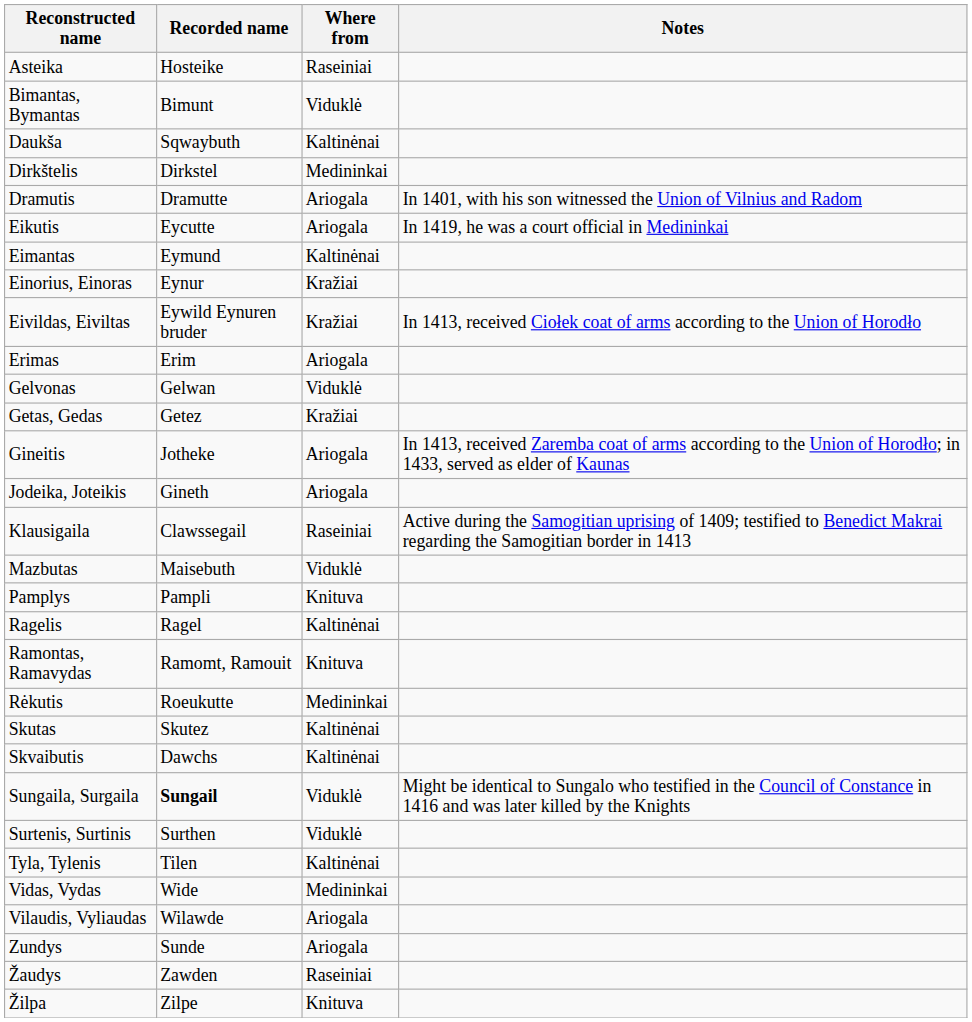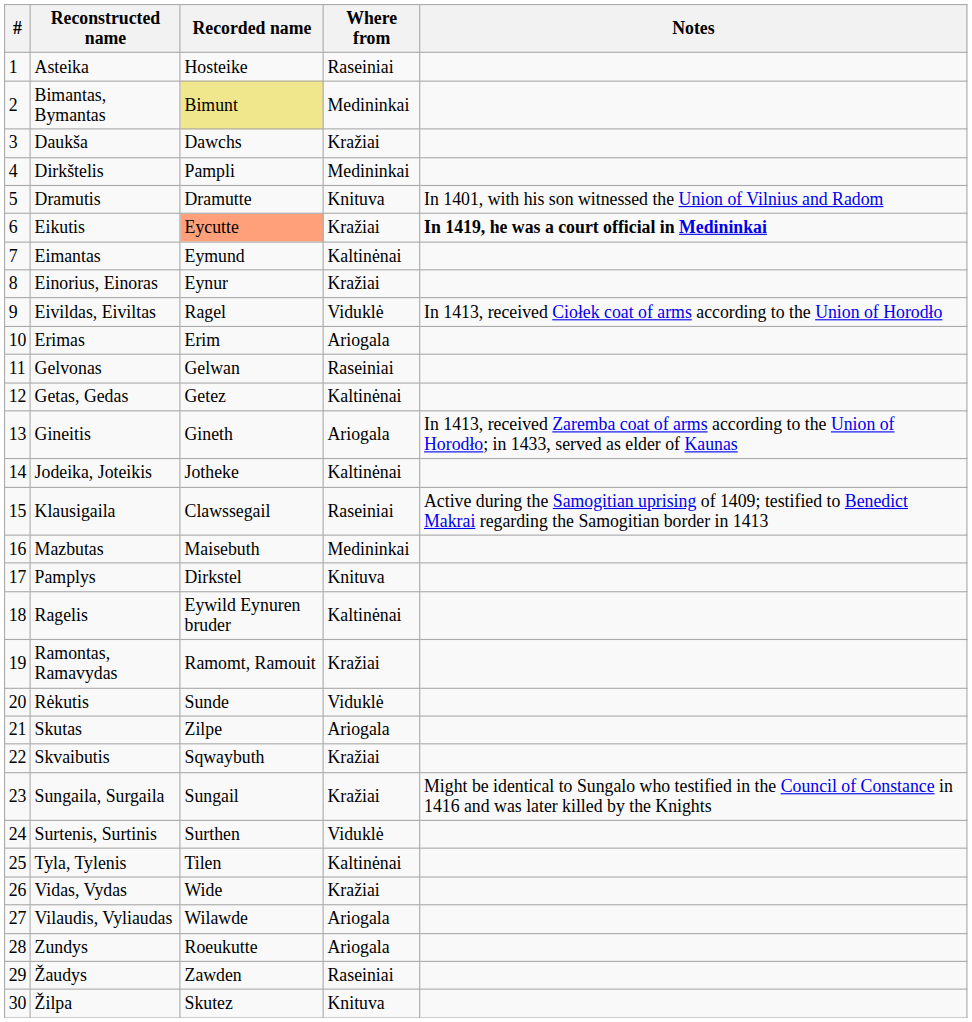+ column: (18, 28)
(187, 104) no background -> (211, 104) khaki background
(334, 104) Viduklė -> (368, 104) Medininkai
(200, 143) Sqwaybuth -> (213, 143) Dawchs
(343, 143) Kaltinėnai -> (354, 143) Kražiai
(189, 171) Dirkstel -> (210, 171) Pampli
(337, 199) Ariogala -> (356, 199) Knituva
(187, 227) no background -> (212, 227) lightsalmon background
(337, 227) Ariogala -> (354, 227) Kražiai
(566, 227) normal -> (595, 227) bold
(218, 322) Eywild Eynuren bruder -> (205, 312) Ragel
(332, 322) Kražiai -> (356, 312) Viduklė
(334, 388) Viduklė -> (361, 368) Raseiniai
(332, 416) Kražiai -> (364, 396) Kaltinėnai
(187, 454) Jotheke -> (209, 434) Gineth
(184, 492) Gineth -> (212, 472) Jotheke
(337, 492) Ariogala -> (364, 472) Kaltinėnai
(334, 569) Viduklė -> (368, 549) Medininkai
(185, 597) Pampli -> (213, 577) Dirkstel
(181, 625) Ragel -> (242, 615) Eywild Eynuren bruder
(334, 663) Knituva -> (354, 663) Kražiai
(197, 701) Roeukutte -> (207, 701) Sunde
(347, 701) Medininkai -> (356, 701) Viduklė
(184, 729) Skutez -> (203, 729) Zilpe
(343, 729) Kaltinėnai -> (359, 729) Ariogala
(189, 758) Dawchs -> (224, 758) Sqwaybuth
(343, 758) Kaltinėnai -> (354, 758) Kražiai
(189, 796) bold -> (212, 796) normal
(334, 796) Viduklė -> (354, 796) Kražiai
(347, 890) Medininkai -> (354, 890) Kražiai
(182, 947) Sunde -> (221, 947) Roeukutte
(179, 1003) Zilpe -> (209, 1003) Skutez
